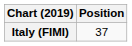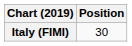(102, 31) 37 -> (102, 31) 30
